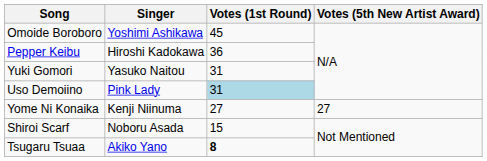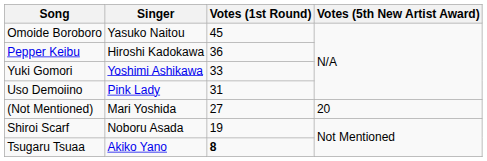(155, 33) Yoshimi Ashikawa -> (146, 33) Yasuko Naitou
(146, 71) Yasuko Naitou -> (155, 71) Yoshimi Ashikawa
(216, 71) 31 -> (216, 71) 33
(216, 90) lightblue background -> (216, 90) no background
- row: (53, 109)
+ row: (50, 109)
(216, 128) 15 -> (216, 128) 19
